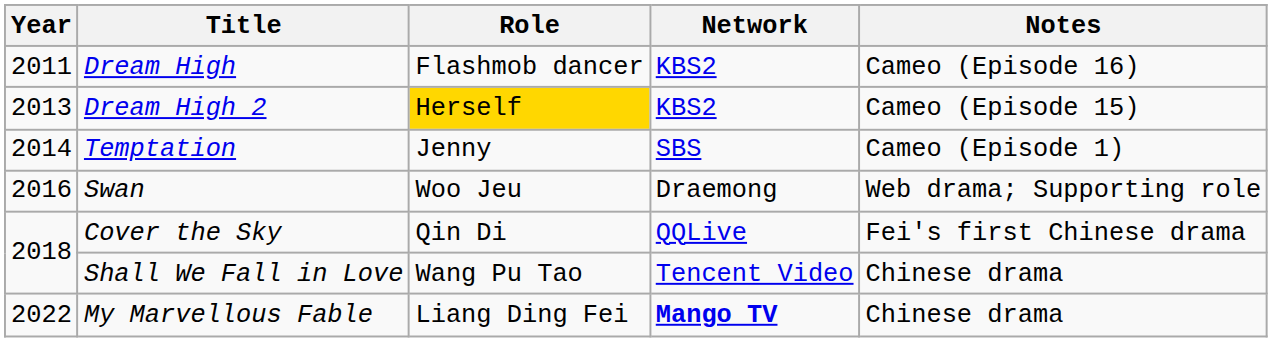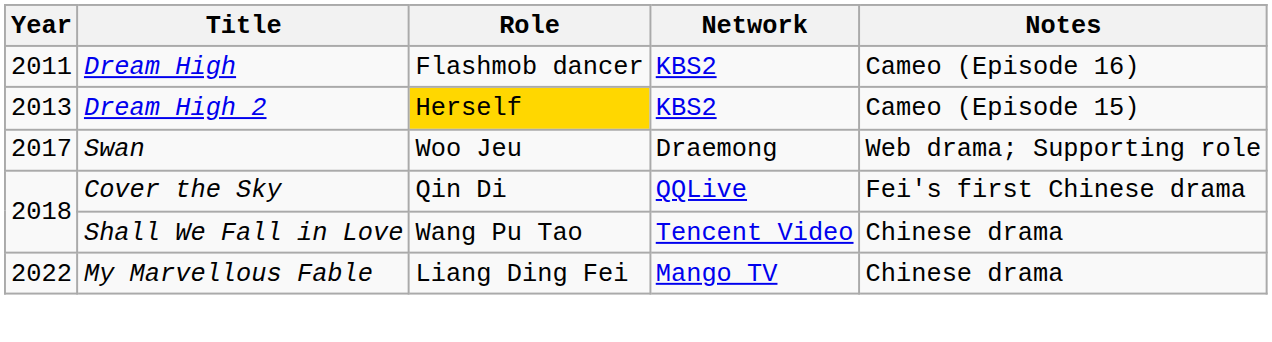- row: (160, 150)
(41, 191) 2016 -> (41, 150) 2017
(717, 315) bold -> (717, 274) normal
